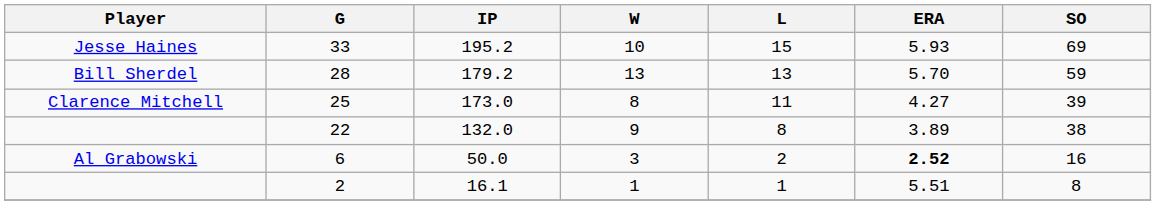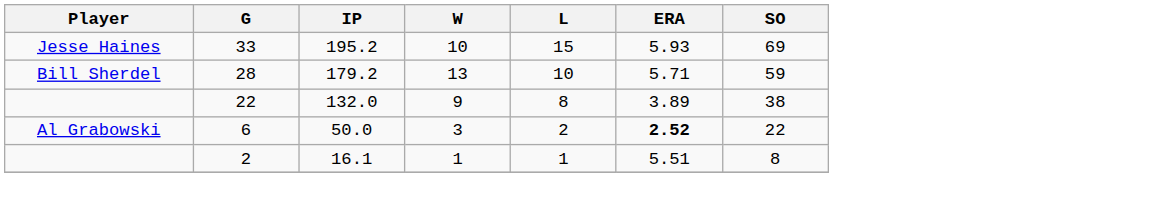(782, 75) 13 -> (563, 75) 10
(929, 75) 5.70 -> (669, 75) 5.71
- row: (340, 103)
(1076, 158) 16 -> (775, 131) 22
